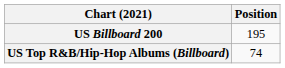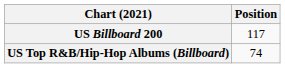(256, 33) 195 -> (256, 33) 117
